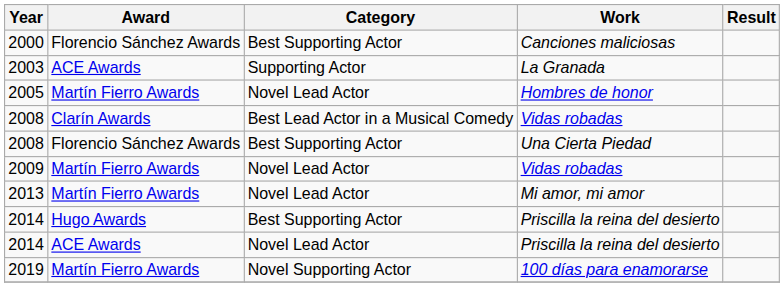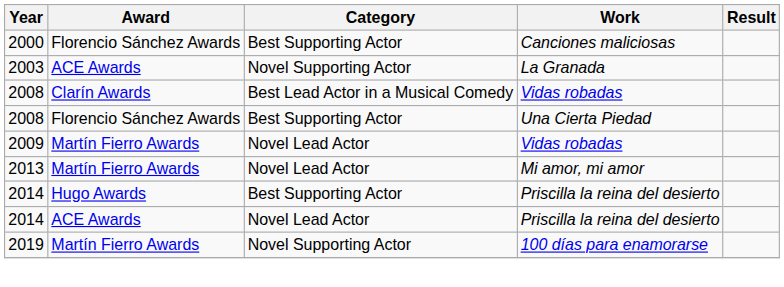(307, 68) Supporting Actor -> (329, 68) Novel Supporting Actor
- row: (26, 93)
